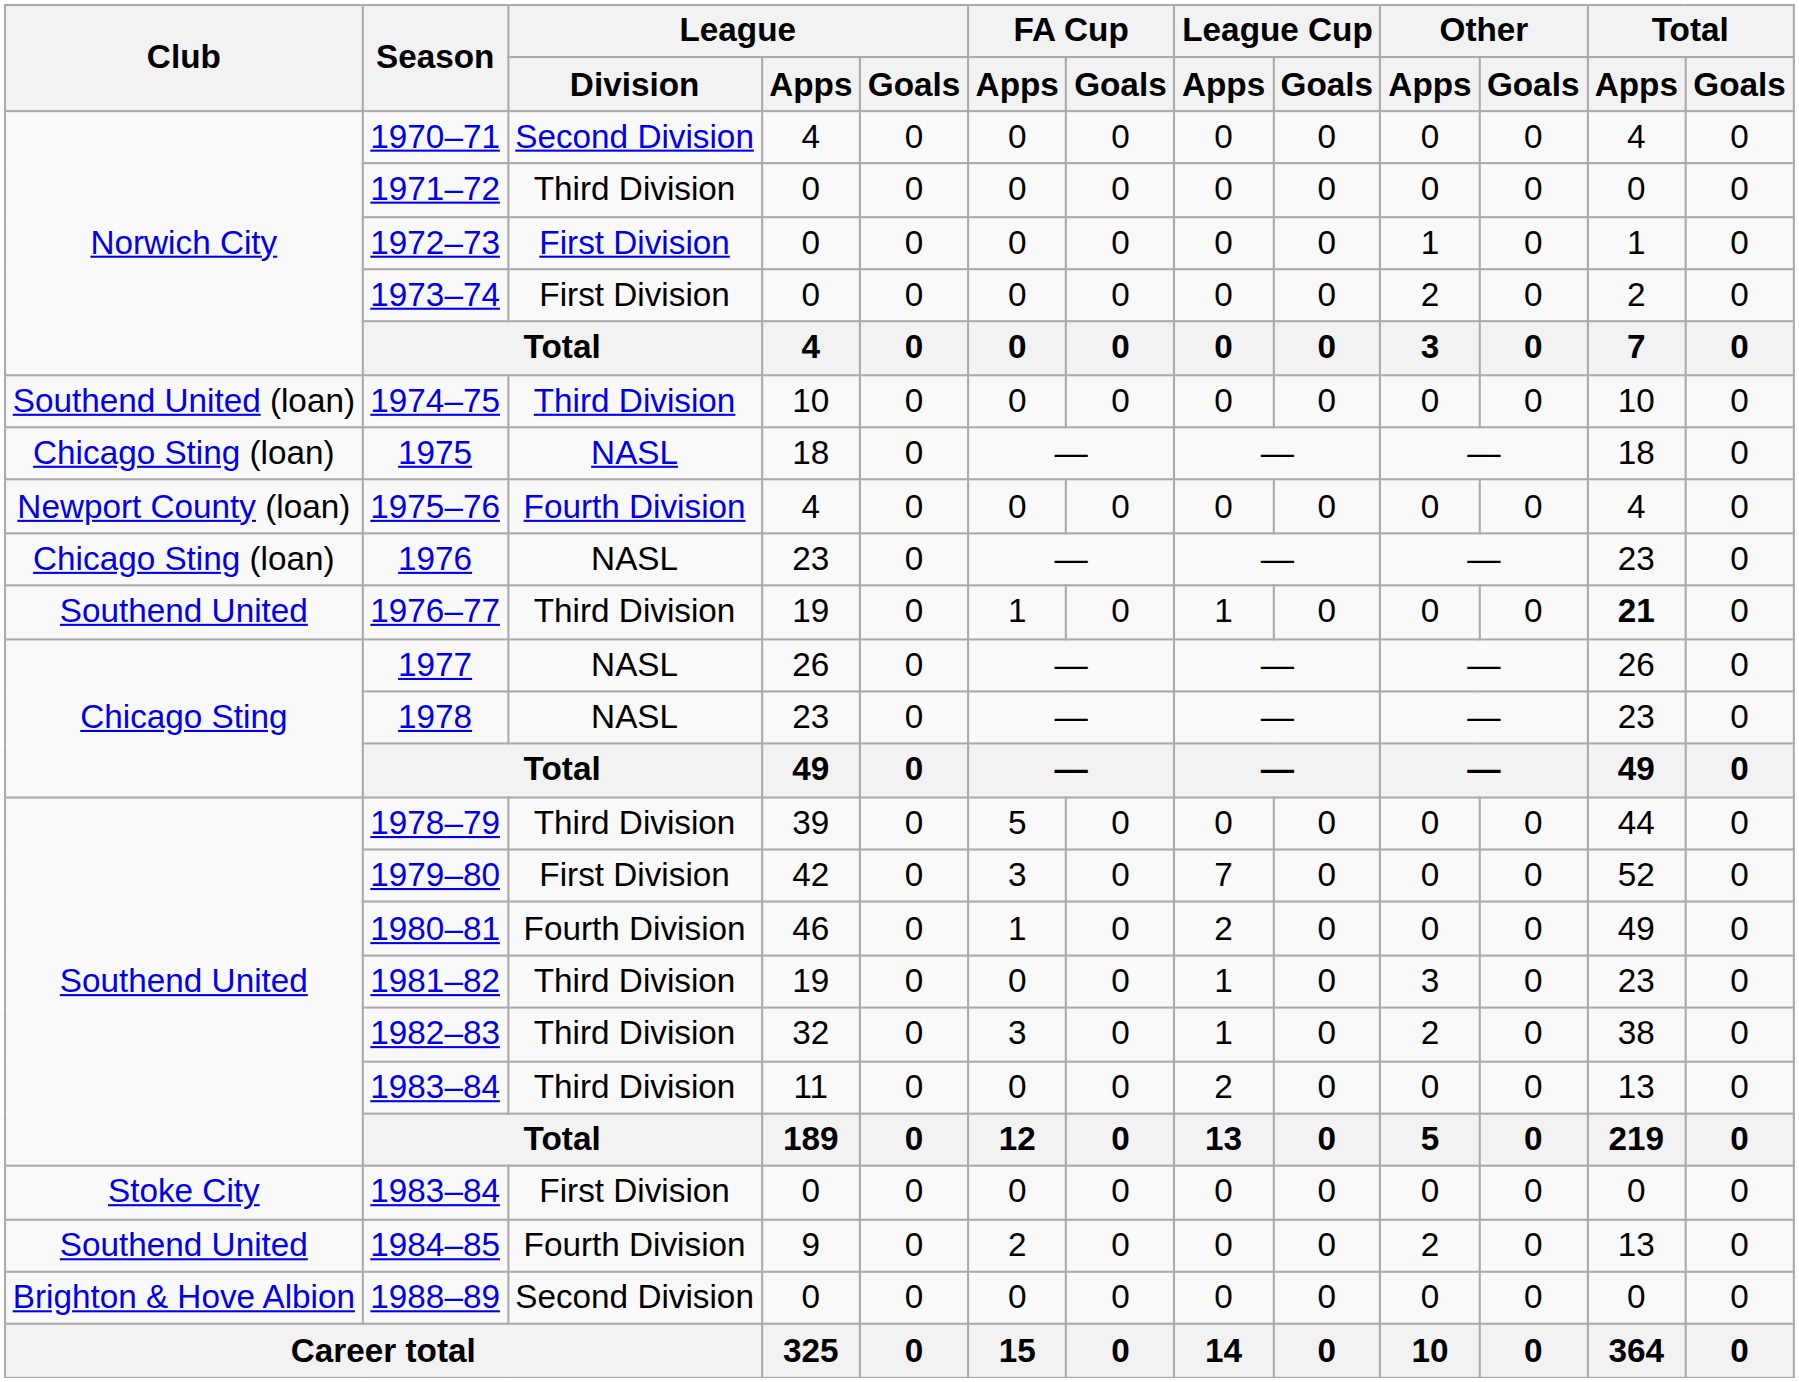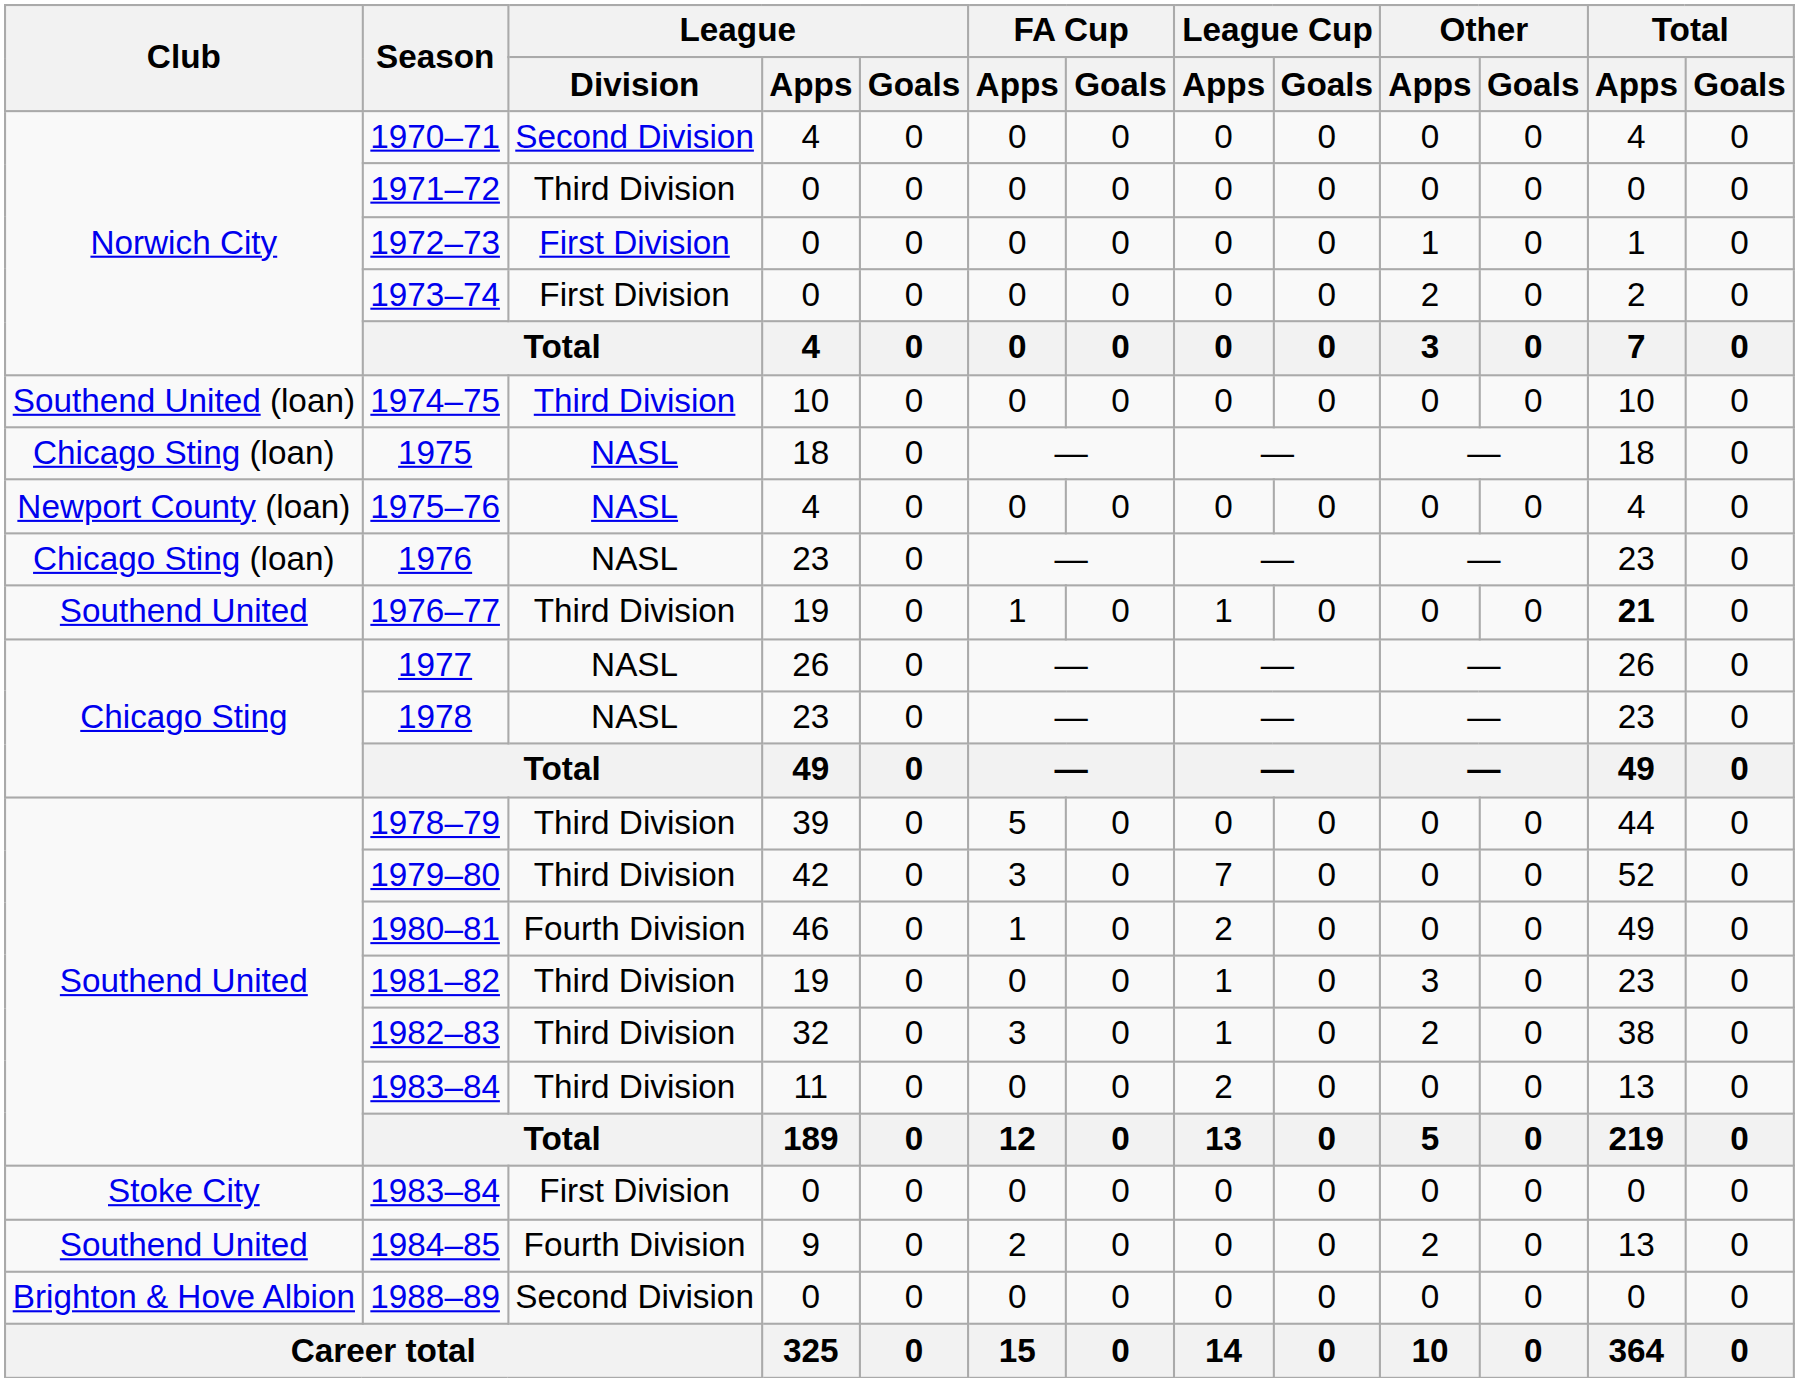(635, 505) Fourth Division -> (635, 505) NASL
(635, 875) First Division -> (635, 875) Third Division
